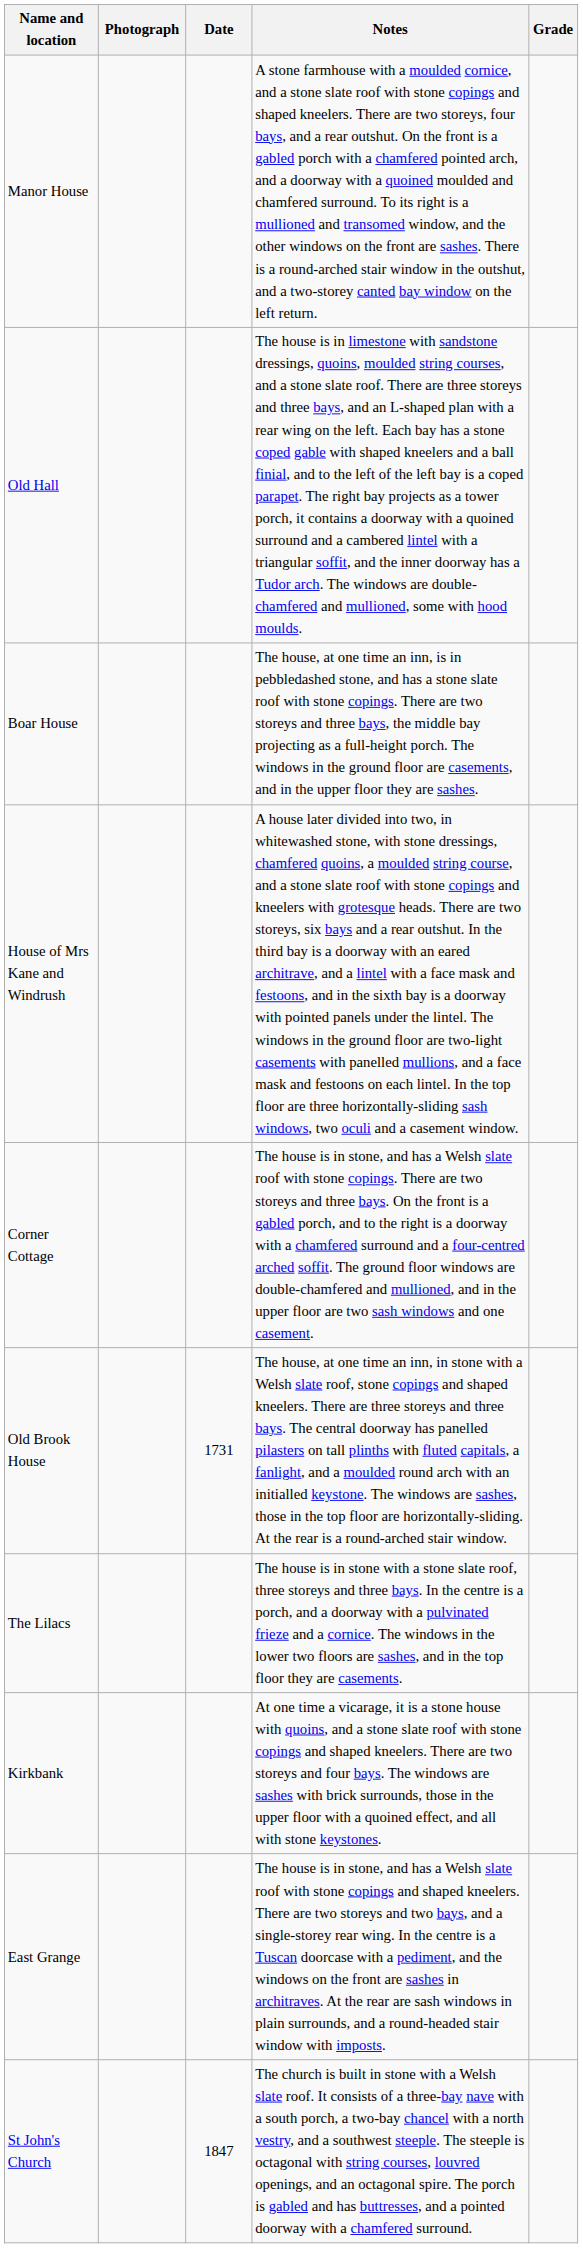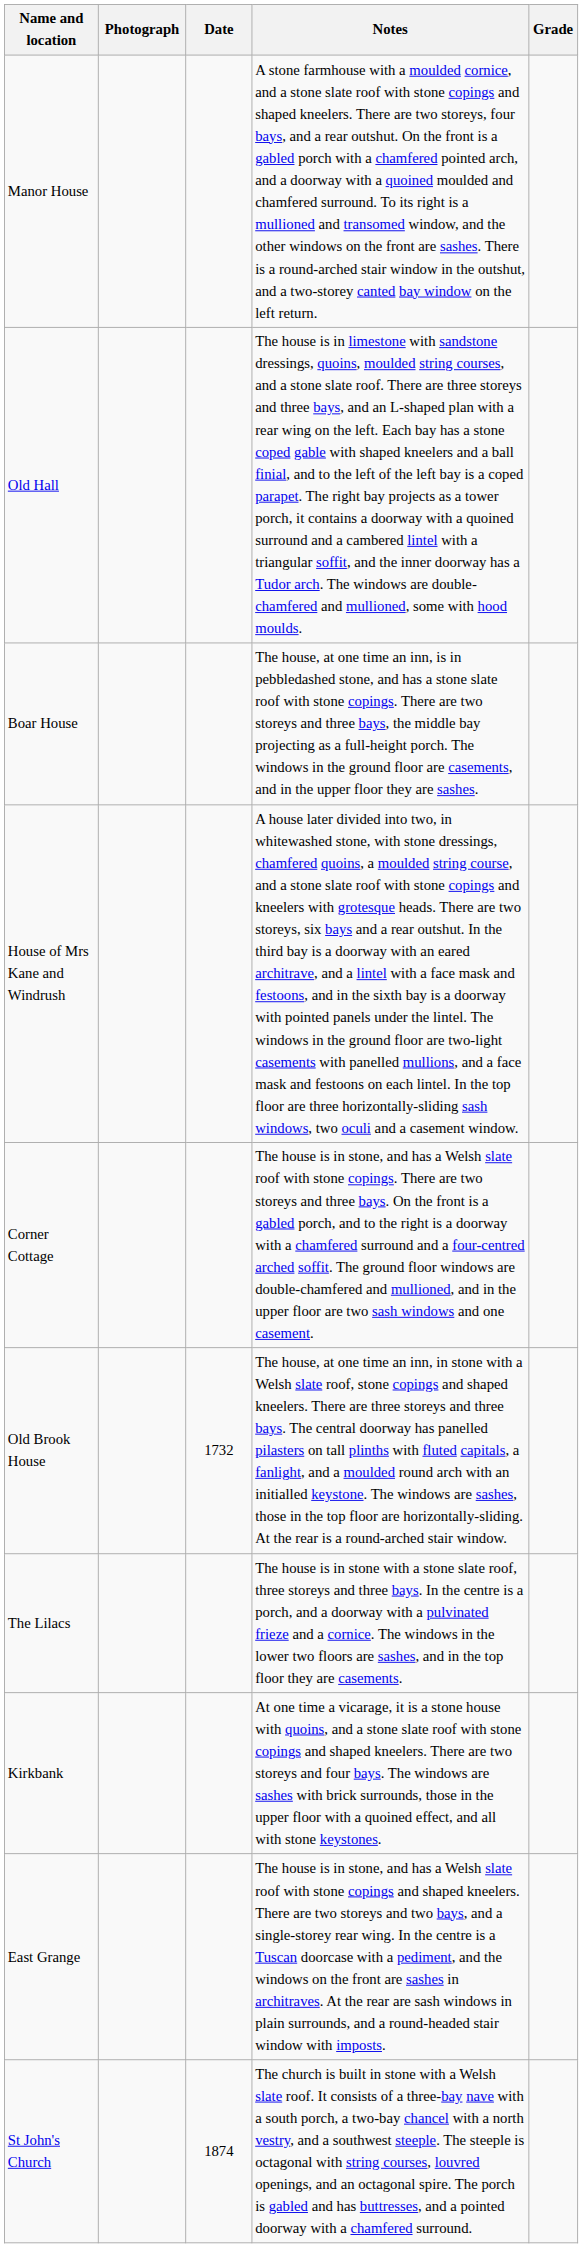(219, 1450) 1731 -> (219, 1450) 1732
(219, 2151) 1847 -> (219, 2151) 1874
